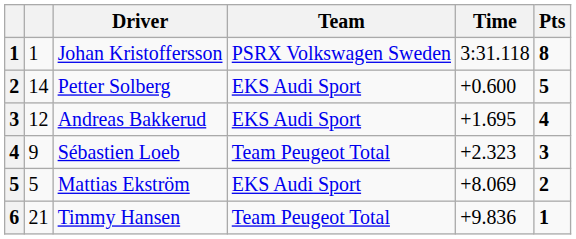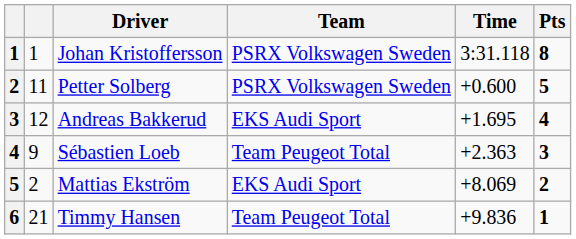(38, 86) 14 -> (38, 86) 11
(296, 86) EKS Audi Sport -> (341, 86) PSRX Volkswagen Sweden
(488, 152) +2.323 -> (488, 152) +2.363
(33, 185) 5 -> (33, 185) 2
